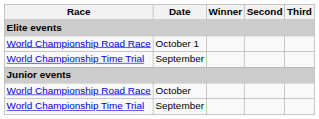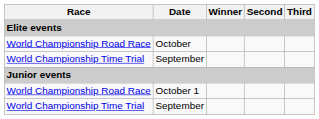rows swapped: (79, 91) <-> (79, 43)
